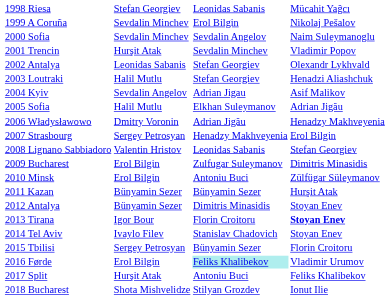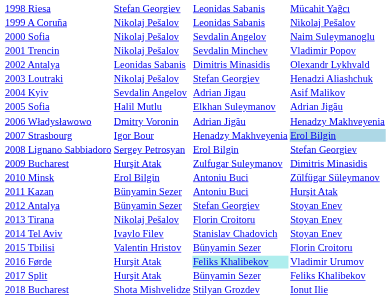(151, 22) Sevdalin Minchev -> (146, 22) Nikolaj Pešalov
(216, 22) Erol Bilgin -> (229, 22) Leonidas Sabanis
(151, 37) Sevdalin Minchev -> (146, 37) Nikolaj Pešalov
(138, 51) Hurşit Atak -> (146, 51) Nikolaj Pešalov
(226, 65) Stefan Georgiev -> (231, 65) Dimitris Minasidis
(138, 79) Halil Mutlu -> (146, 79) Nikolaj Pešalov
(149, 135) Sergey Petrosyan -> (134, 135) Igor Bour
(313, 135) no background -> (313, 135) lightblue background
(148, 149) Valentin Hristov -> (149, 149) Sergey Petrosyan
(229, 149) Leonidas Sabanis -> (216, 149) Erol Bilgin
(137, 163) Erol Bilgin -> (138, 163) Hurşit Atak
(227, 191) Bünyamin Sezer -> (221, 191) Antoniu Buci
(231, 205) Dimitris Minasidis -> (226, 205) Stefan Georgiev
(134, 220) Igor Bour -> (146, 220) Nikolaj Pešalov
(318, 220) bold -> (316, 220) normal
(149, 248) Sergey Petrosyan -> (148, 248) Valentin Hristov
(137, 262) Erol Bilgin -> (138, 262) Hurşit Atak
(221, 276) Antoniu Buci -> (227, 276) Bünyamin Sezer
